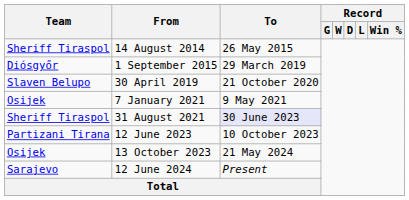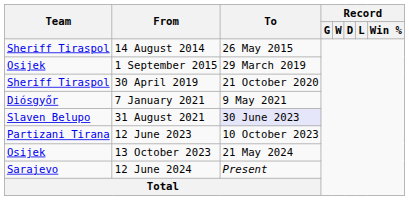(33, 65) Diósgyőr -> (26, 65) Osijek
(49, 83) Slaven Belupo -> (58, 83) Sheriff Tiraspol
(26, 100) Osijek -> (33, 100) Diósgyőr
(58, 117) Sheriff Tiraspol -> (49, 117) Slaven Belupo
